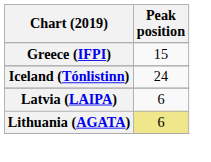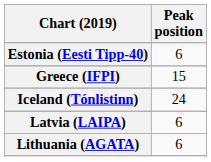+ row: (78, 54)
(161, 122) khaki background -> (179, 144) no background
